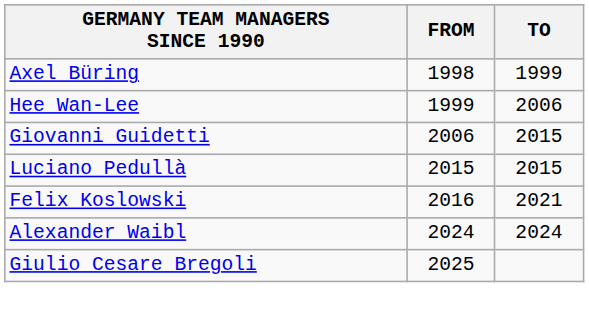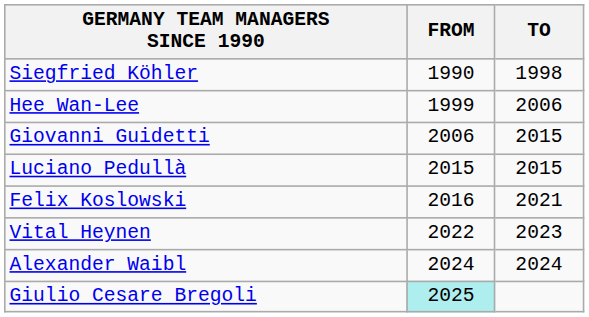+ row: (104, 75)
- row: (74, 75)
+ row: (80, 233)
(451, 265) no background -> (451, 297) paleturquoise background
